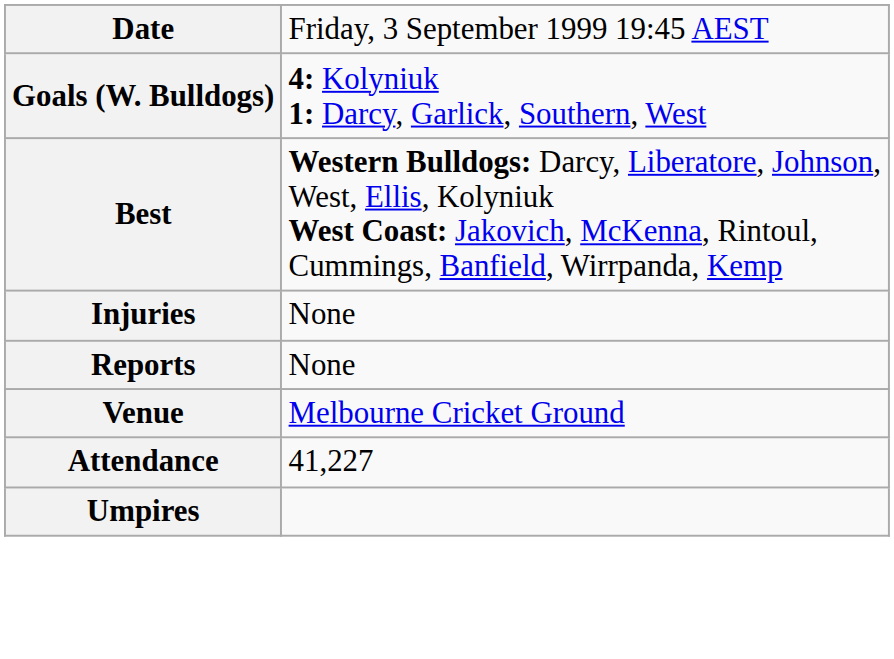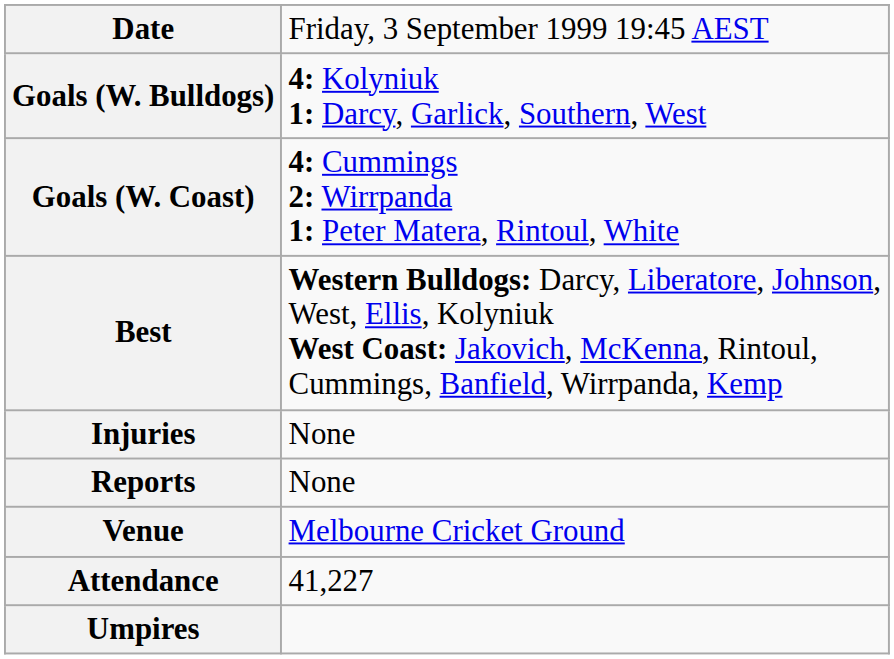+ row: (143, 196)
